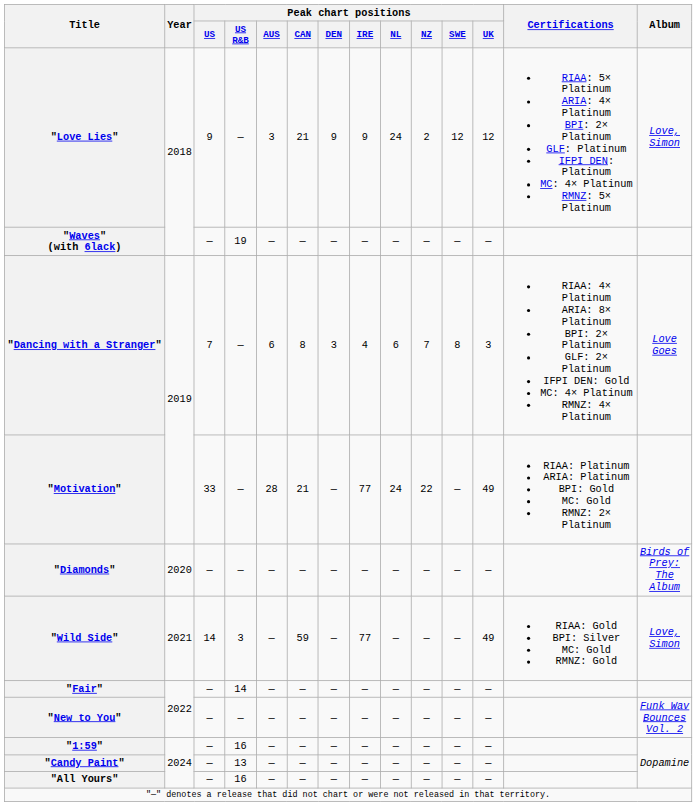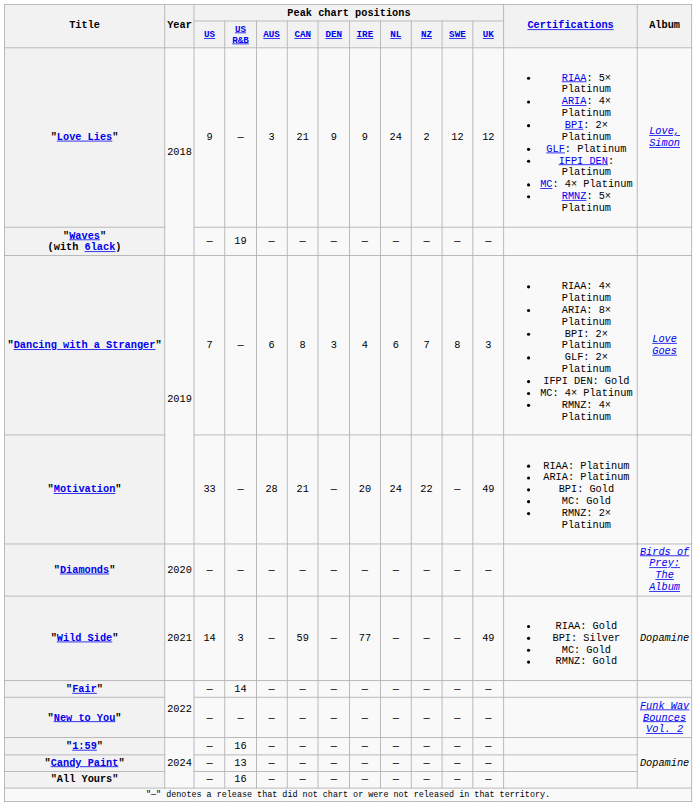(365, 489) 77 -> (365, 489) 20
(665, 638) Love, Simon -> (665, 638) Dopamine
